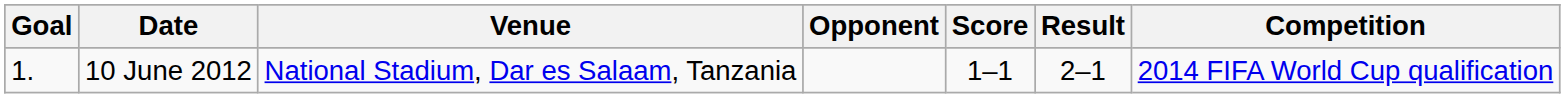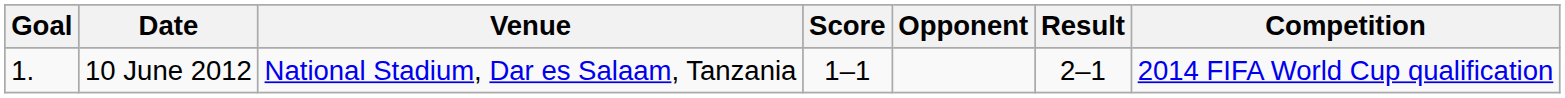columns swapped: (874, 26) <-> (990, 26)
